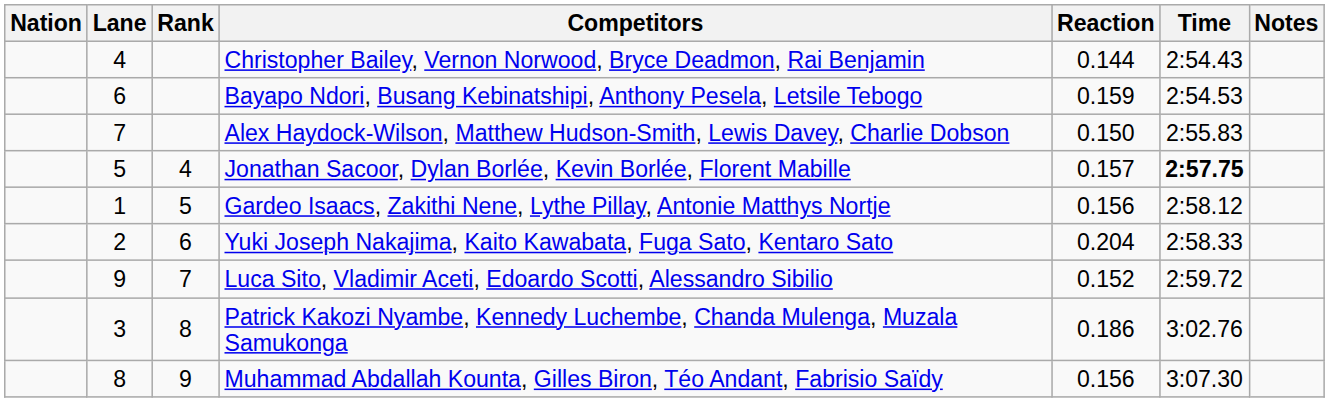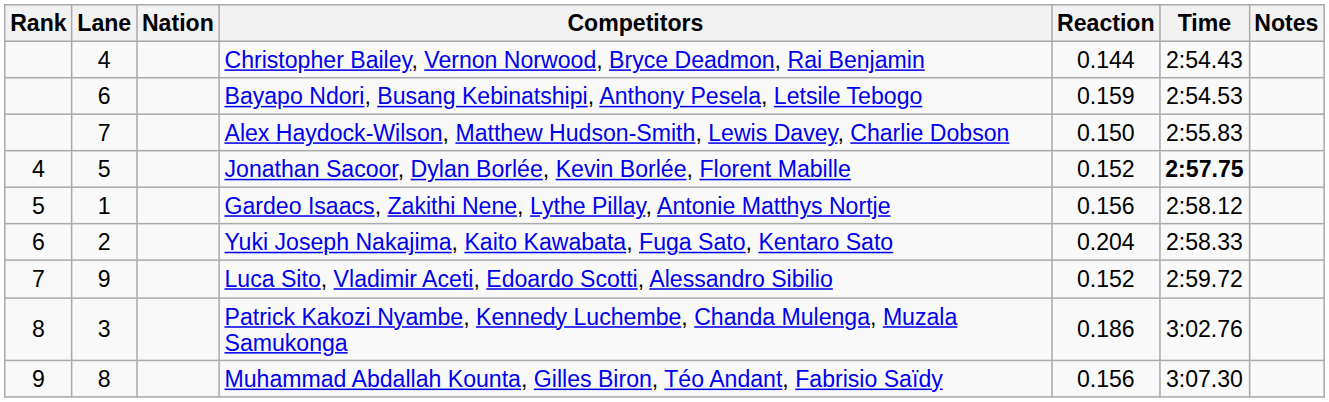columns swapped: (186, 23) <-> (46, 23)
(1106, 170) 0.157 -> (1106, 170) 0.152
